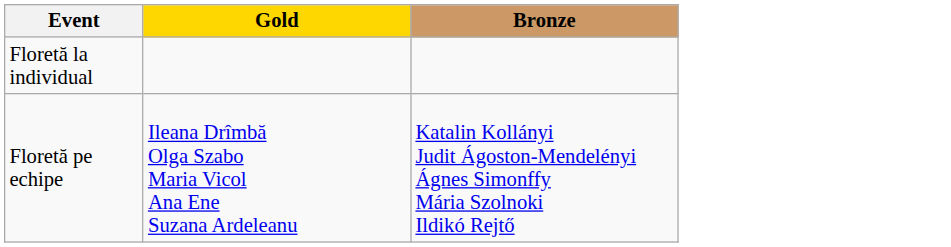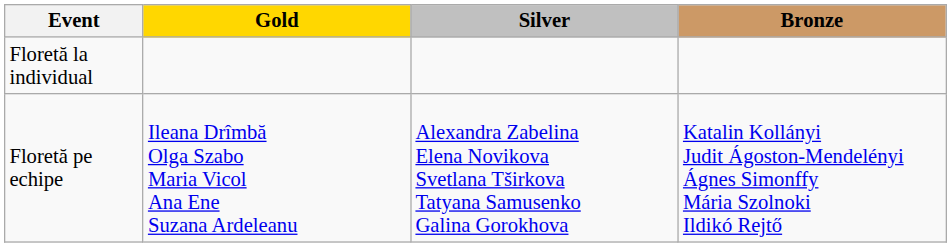+ column: (544, 20)
